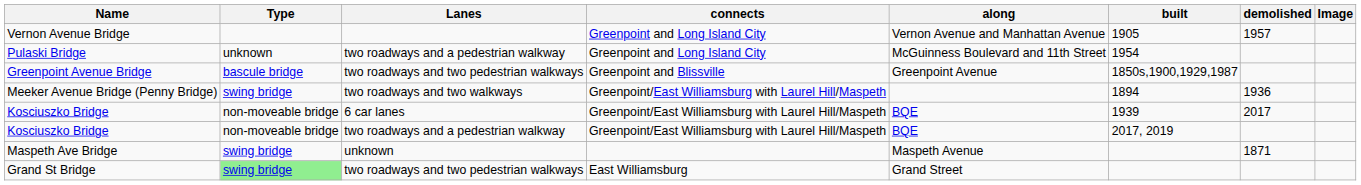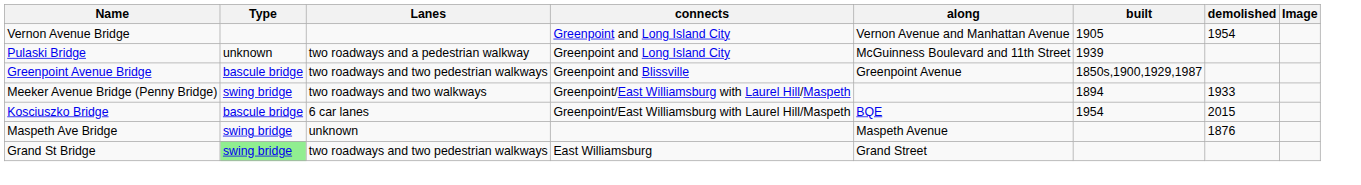(1257, 33) 1957 -> (1222, 33) 1954
(1125, 53) 1954 -> (1090, 53) 1939
(1257, 92) 1936 -> (1222, 92) 1933
(281, 111) non-moveable bridge -> (263, 111) bascule bridge
(1125, 111) 1939 -> (1090, 111) 1954
(1257, 111) 2017 -> (1222, 111) 2015
- row: (58, 131)
(1257, 151) 1871 -> (1222, 131) 1876
